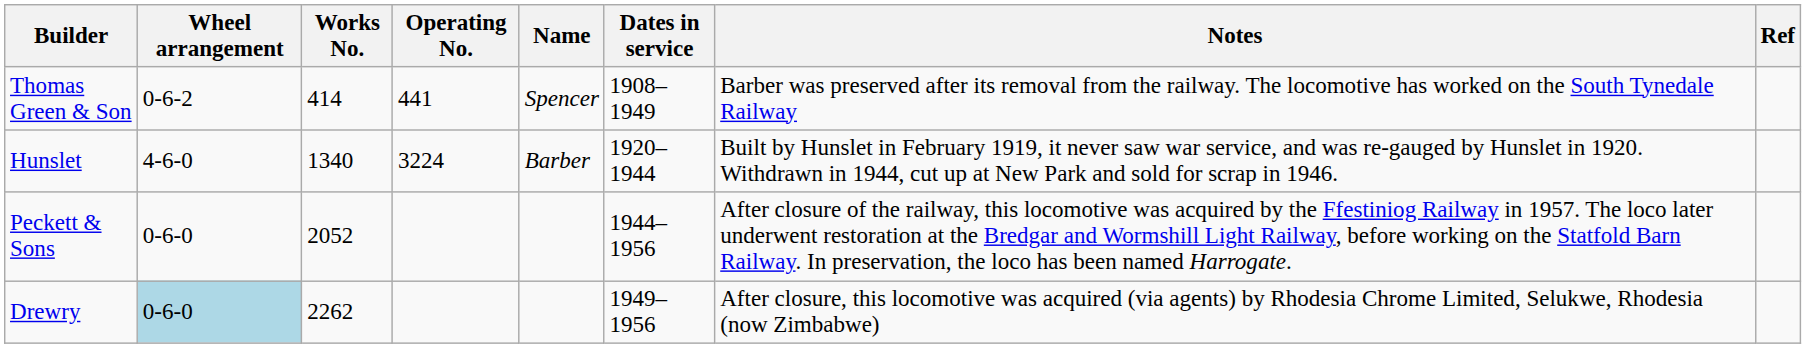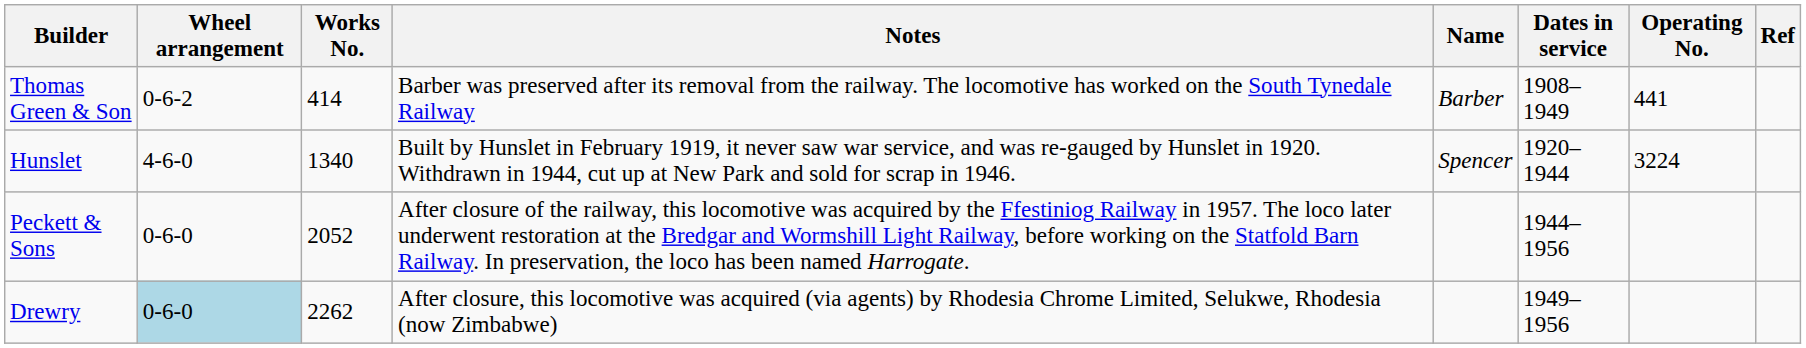columns swapped: (456, 35) <-> (1235, 35)
(562, 98) Spencer -> (1471, 98) Barber
(557, 160) Barber -> (1475, 160) Spencer
